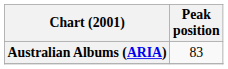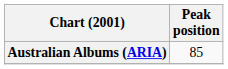(196, 52) 83 -> (196, 52) 85
